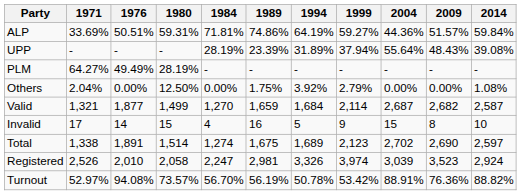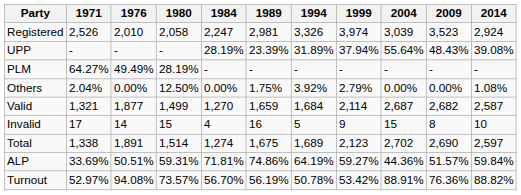rows swapped: (18, 32) <-> (35, 161)
